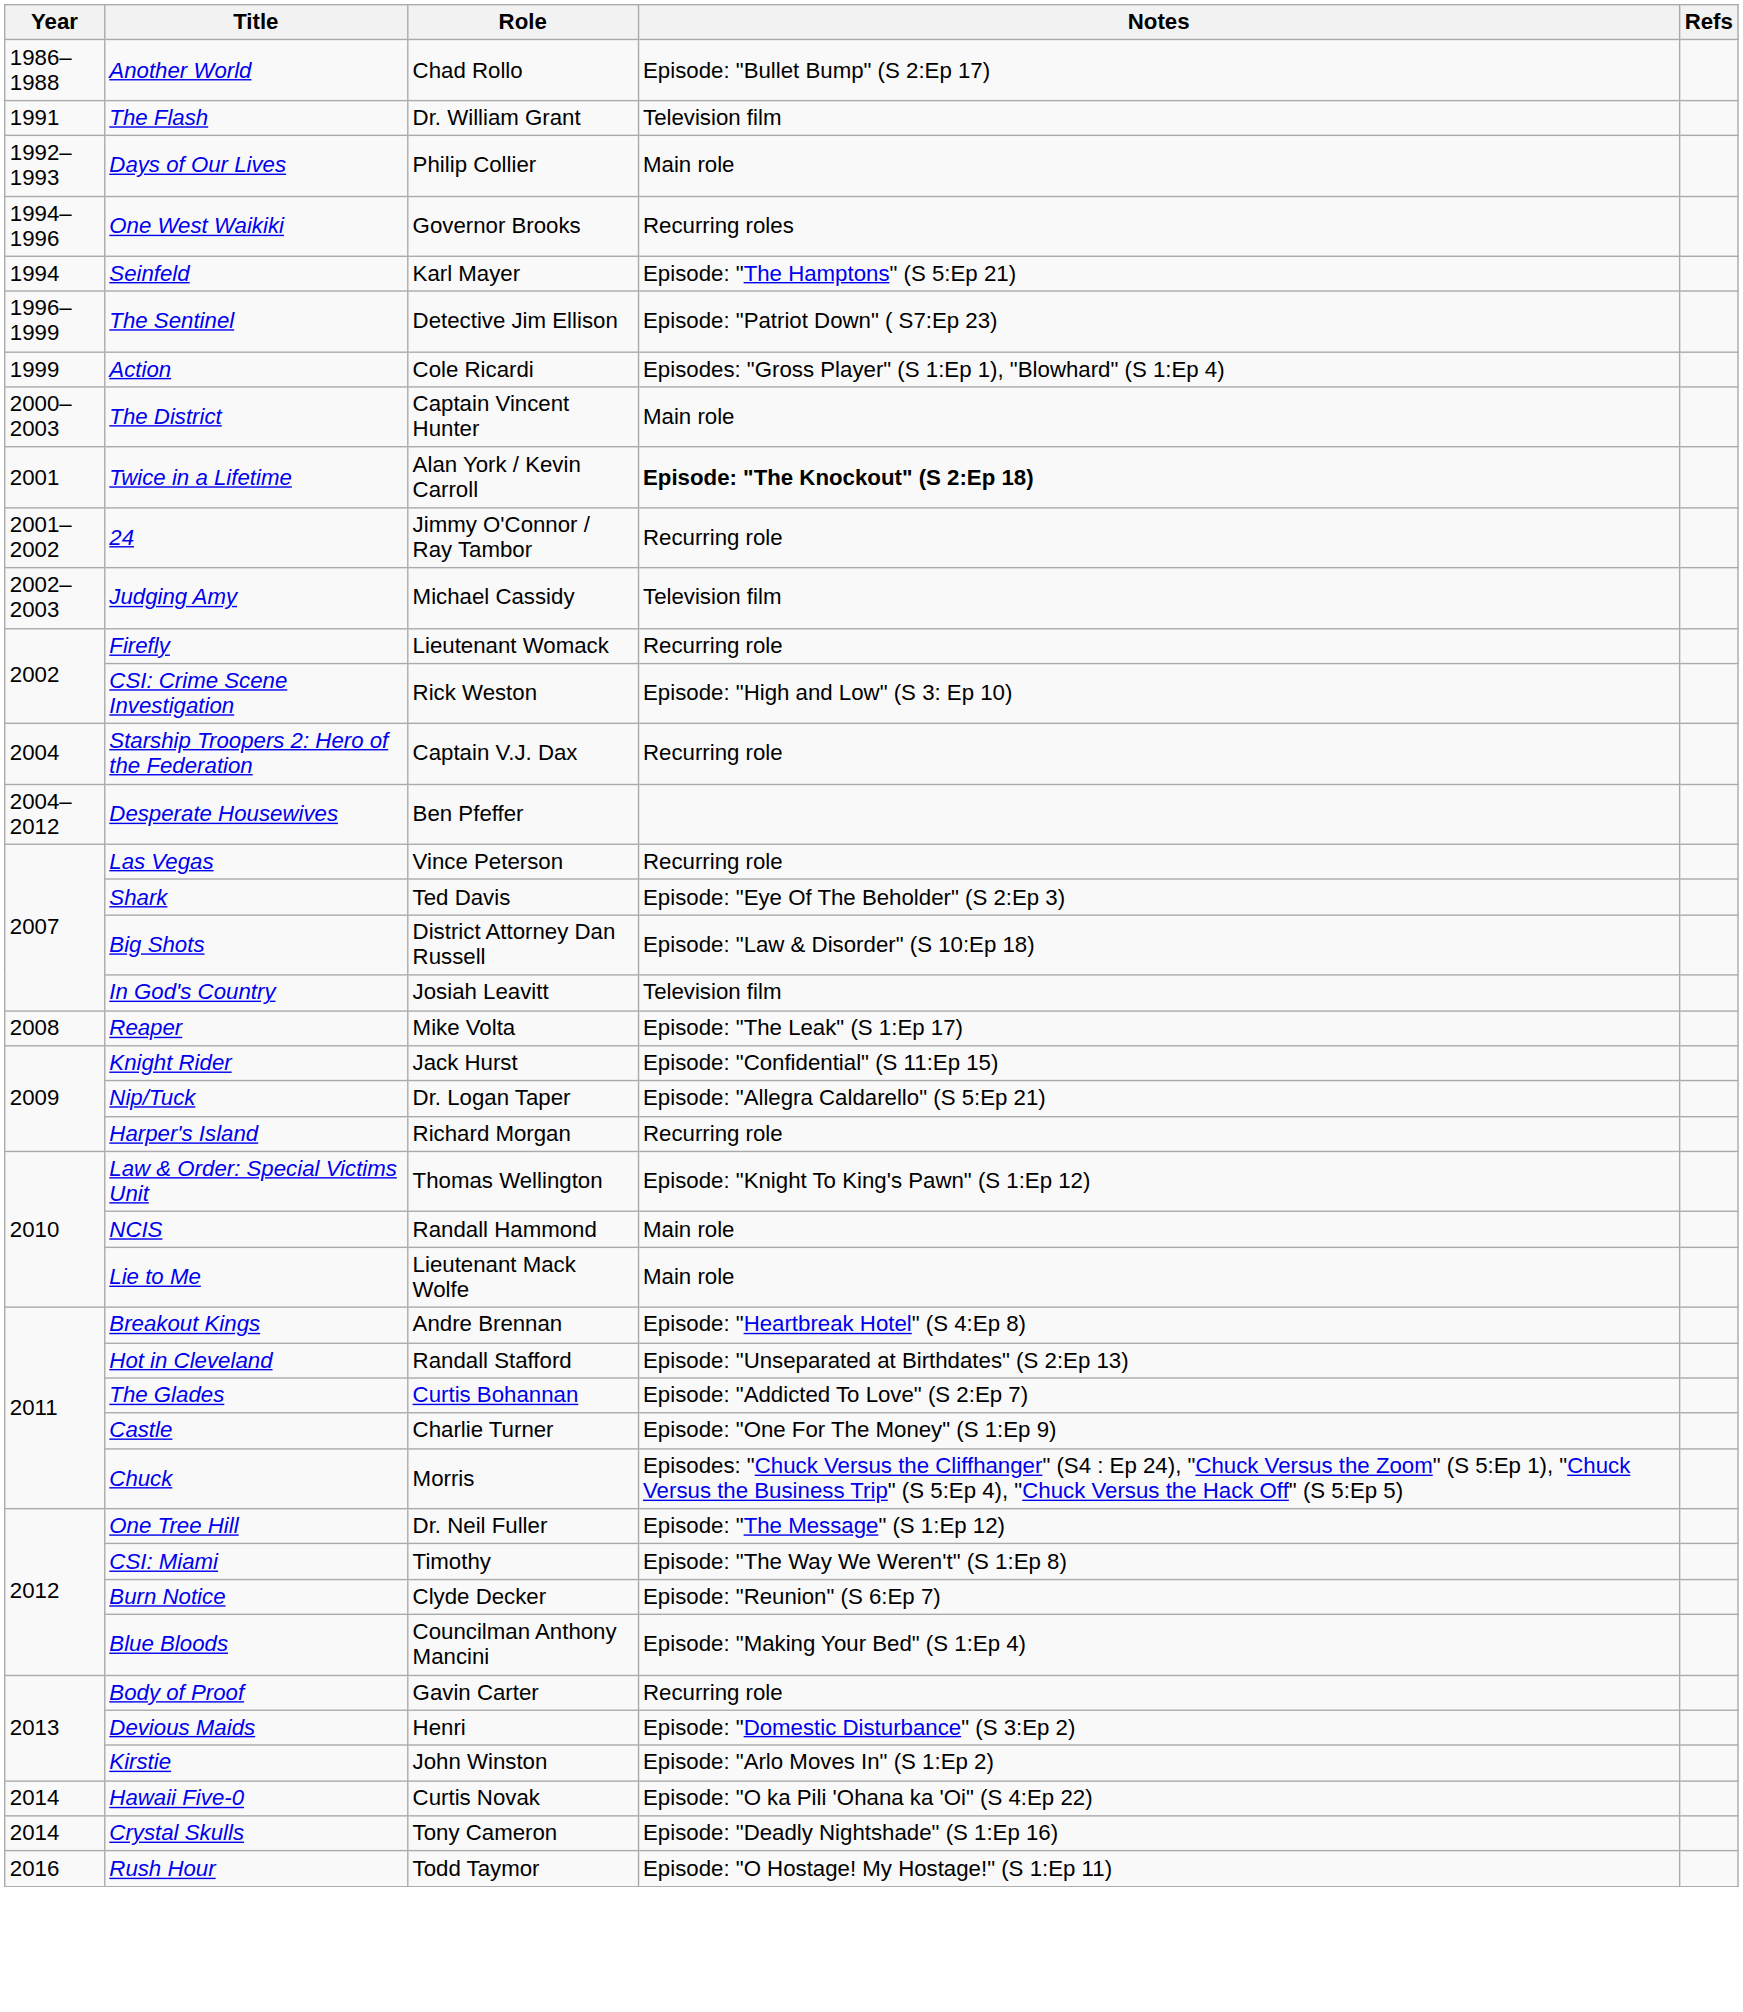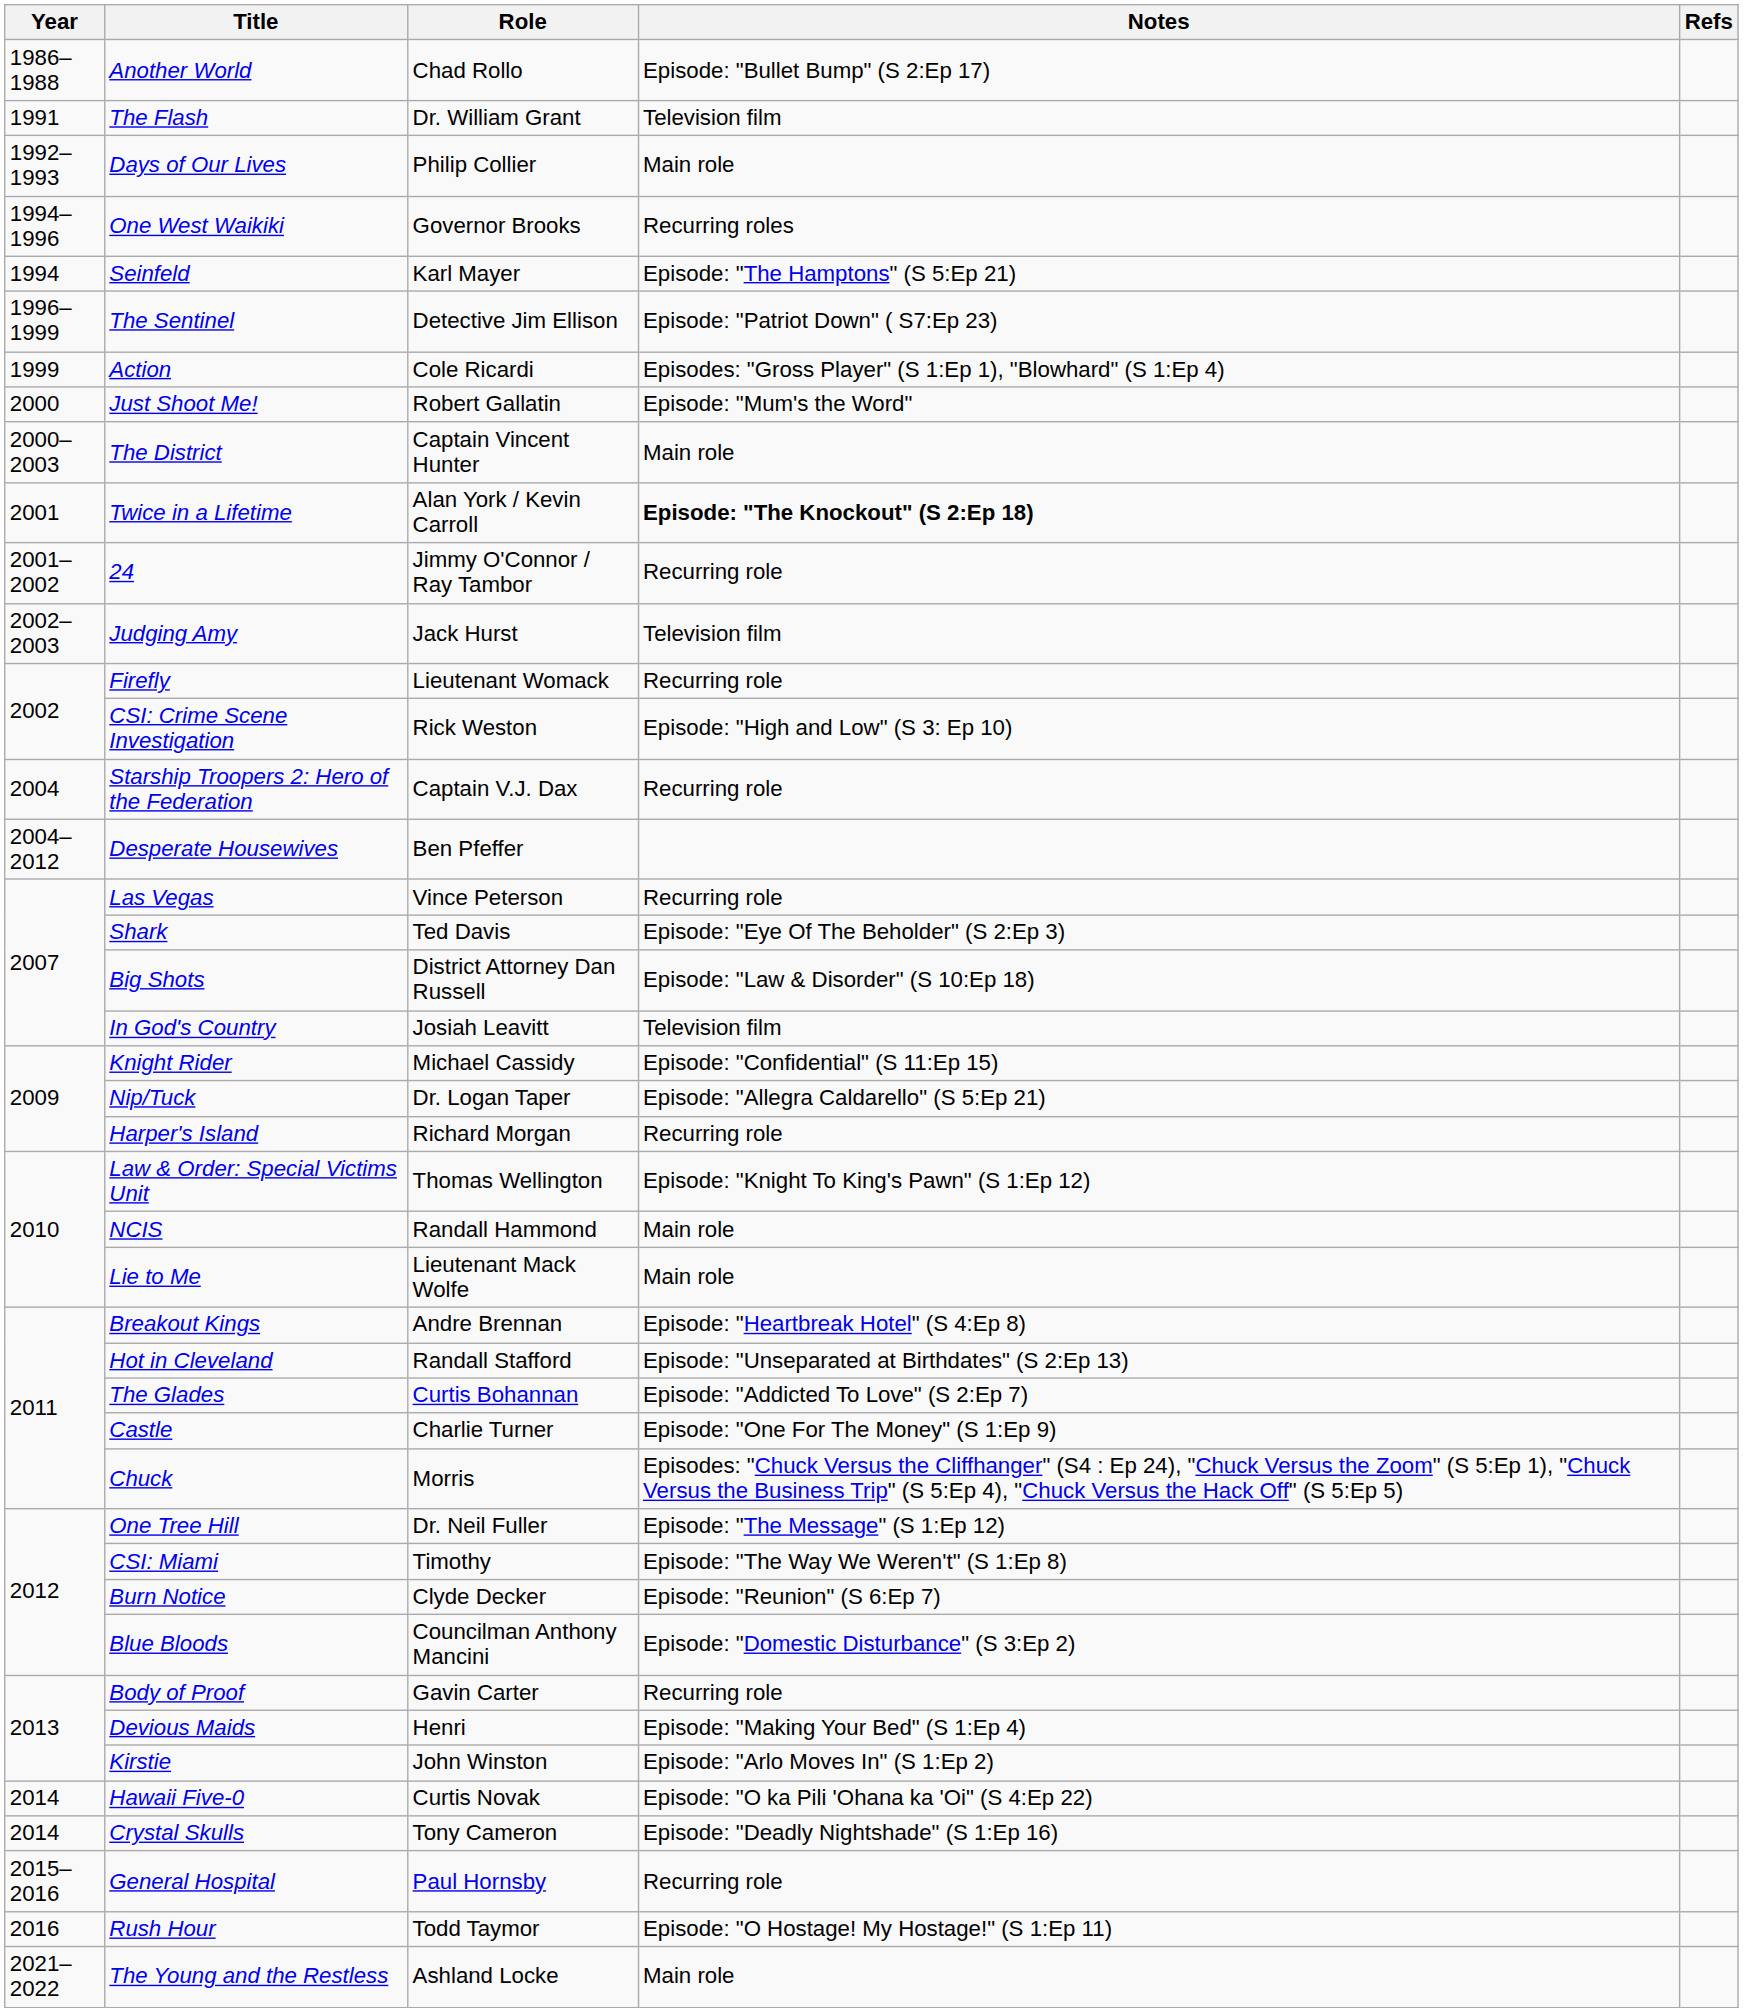+ row: (183, 404)
(494, 597) Michael Cassidy -> (465, 633) Jack Hurst
- row: (146, 1027)
(465, 1063) Jack Hurst -> (494, 1063) Michael Cassidy
(835, 1644) Episode: "Making Your Bed" (S 1:Ep 4) -> (859, 1644) Episode: "Domestic Disturbance" (S 3:Ep 2)
(859, 1727) Episode: "Domestic Disturbance" (S 3:Ep 2) -> (835, 1727) Episode: "Making Your Bed" (S 1:Ep 4)
+ row: (192, 1881)
+ row: (249, 1976)
